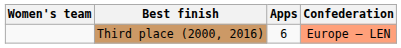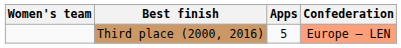(284, 33) 6 -> (284, 33) 5
